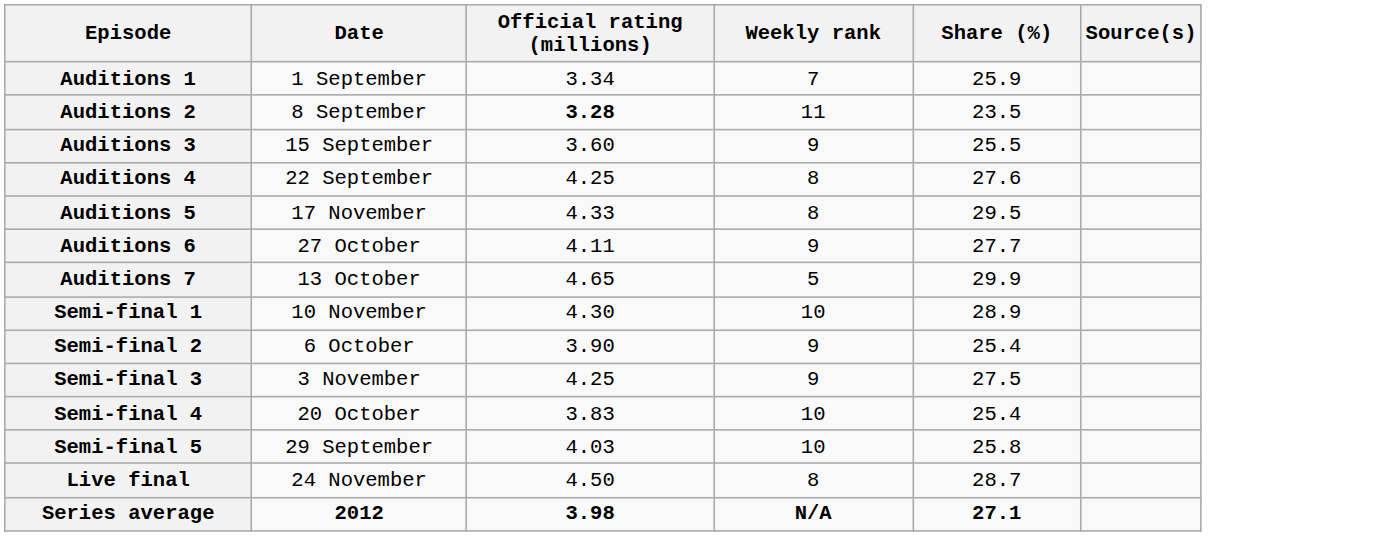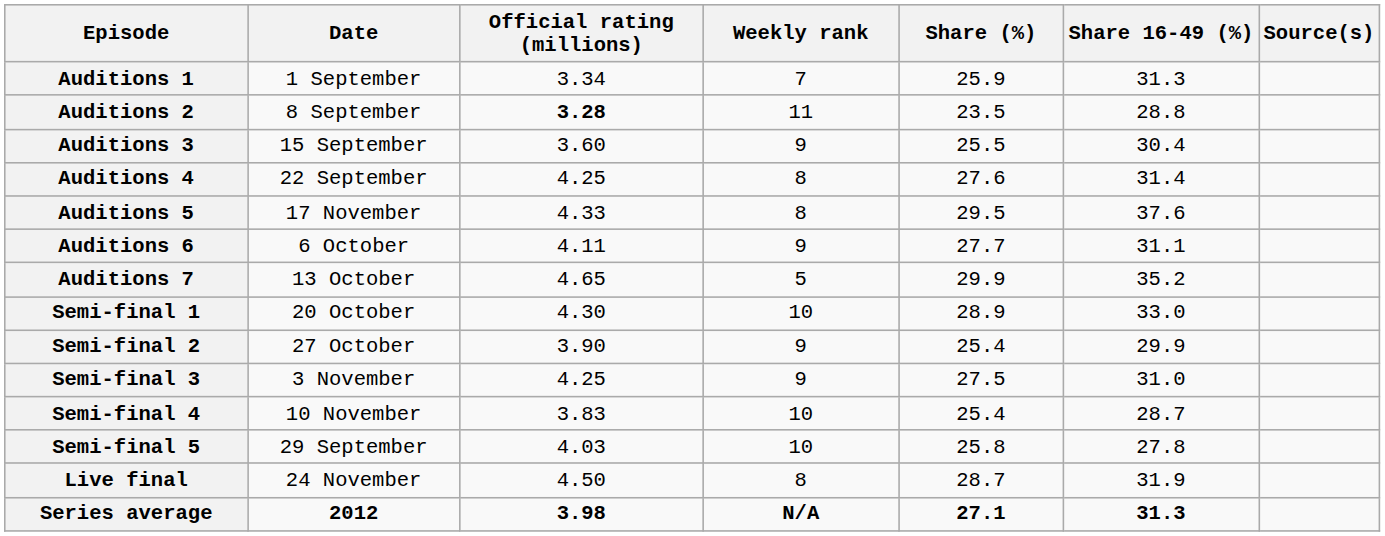+ column: (1161, 33)
(359, 246) 27 October -> (354, 246) 6 October
(359, 313) 10 November -> (354, 313) 20 October
(359, 347) 6 October -> (354, 347) 27 October
(359, 413) 20 October -> (354, 413) 10 November
